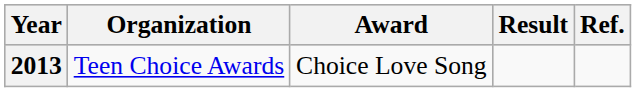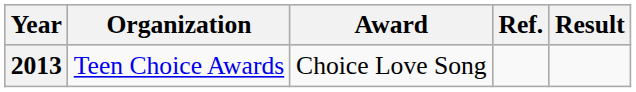columns swapped: (533, 24) <-> (602, 24)
